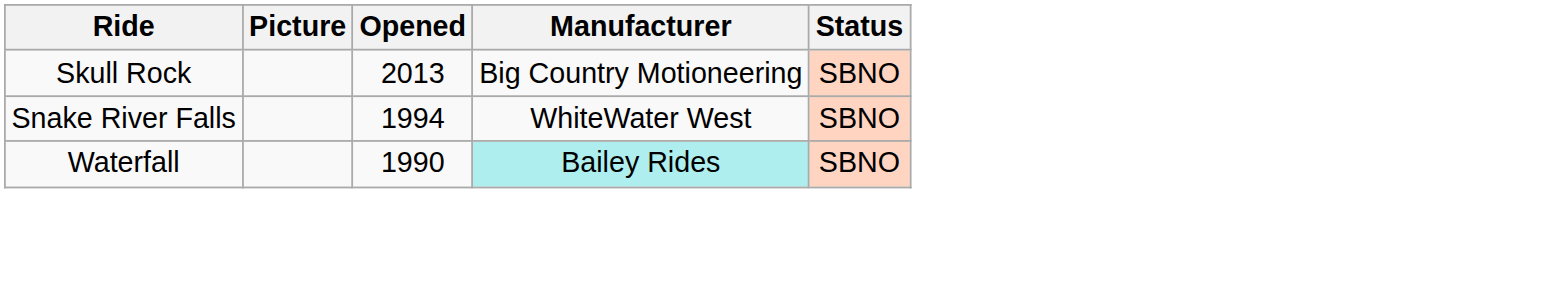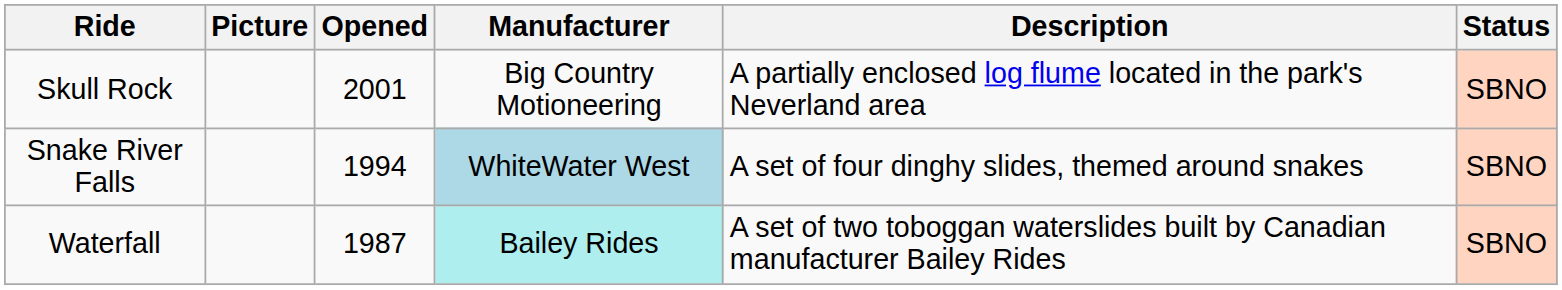+ column: (1090, 27)
(413, 72) 2013 -> (375, 88) 2001
(641, 118) no background -> (579, 166) lightblue background
(413, 163) 1990 -> (375, 244) 1987
